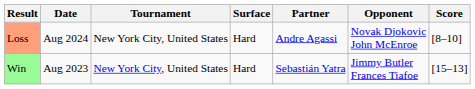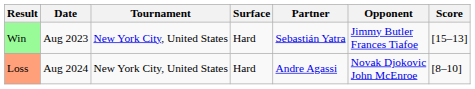rows swapped: (17, 68) <-> (18, 37)
